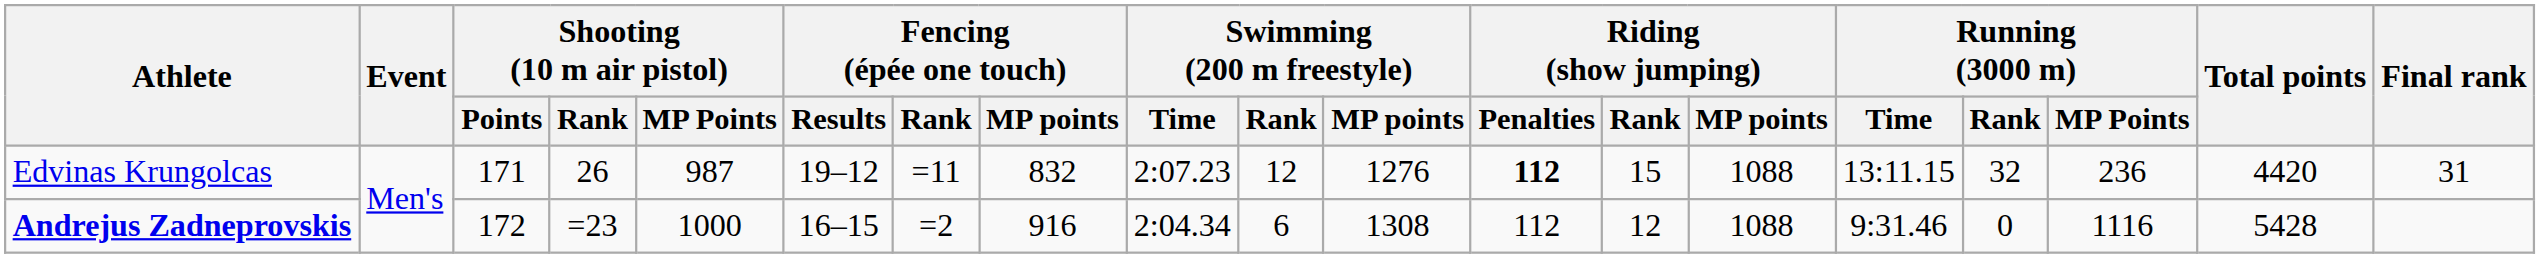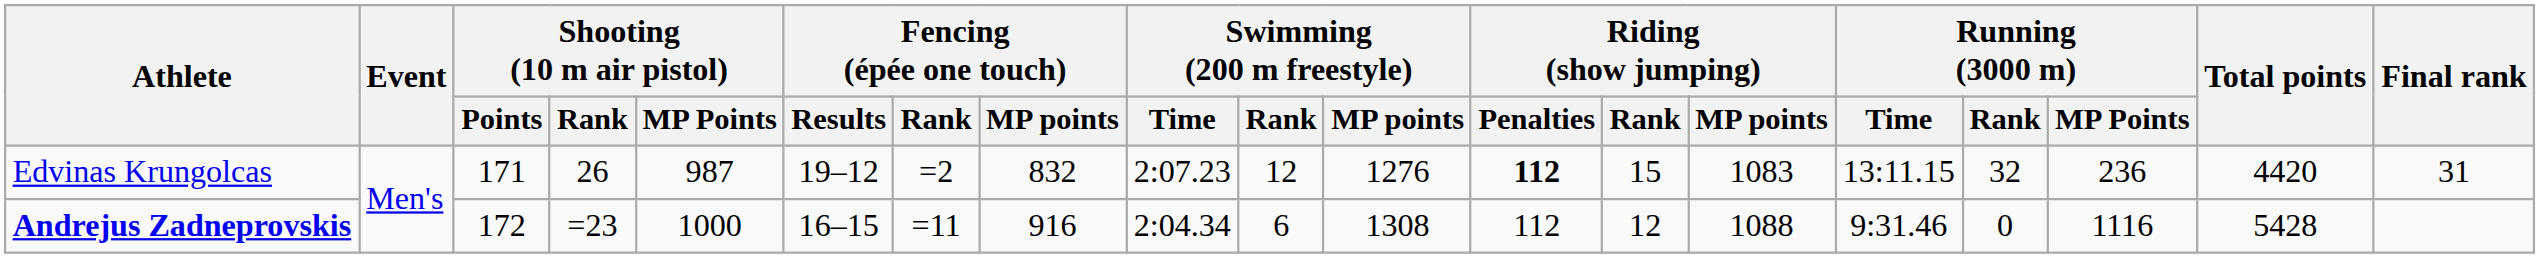(936, 172) =11 -> (936, 172) =2
(1762, 172) 1088 -> (1762, 172) 1083
(936, 225) =2 -> (936, 225) =11
